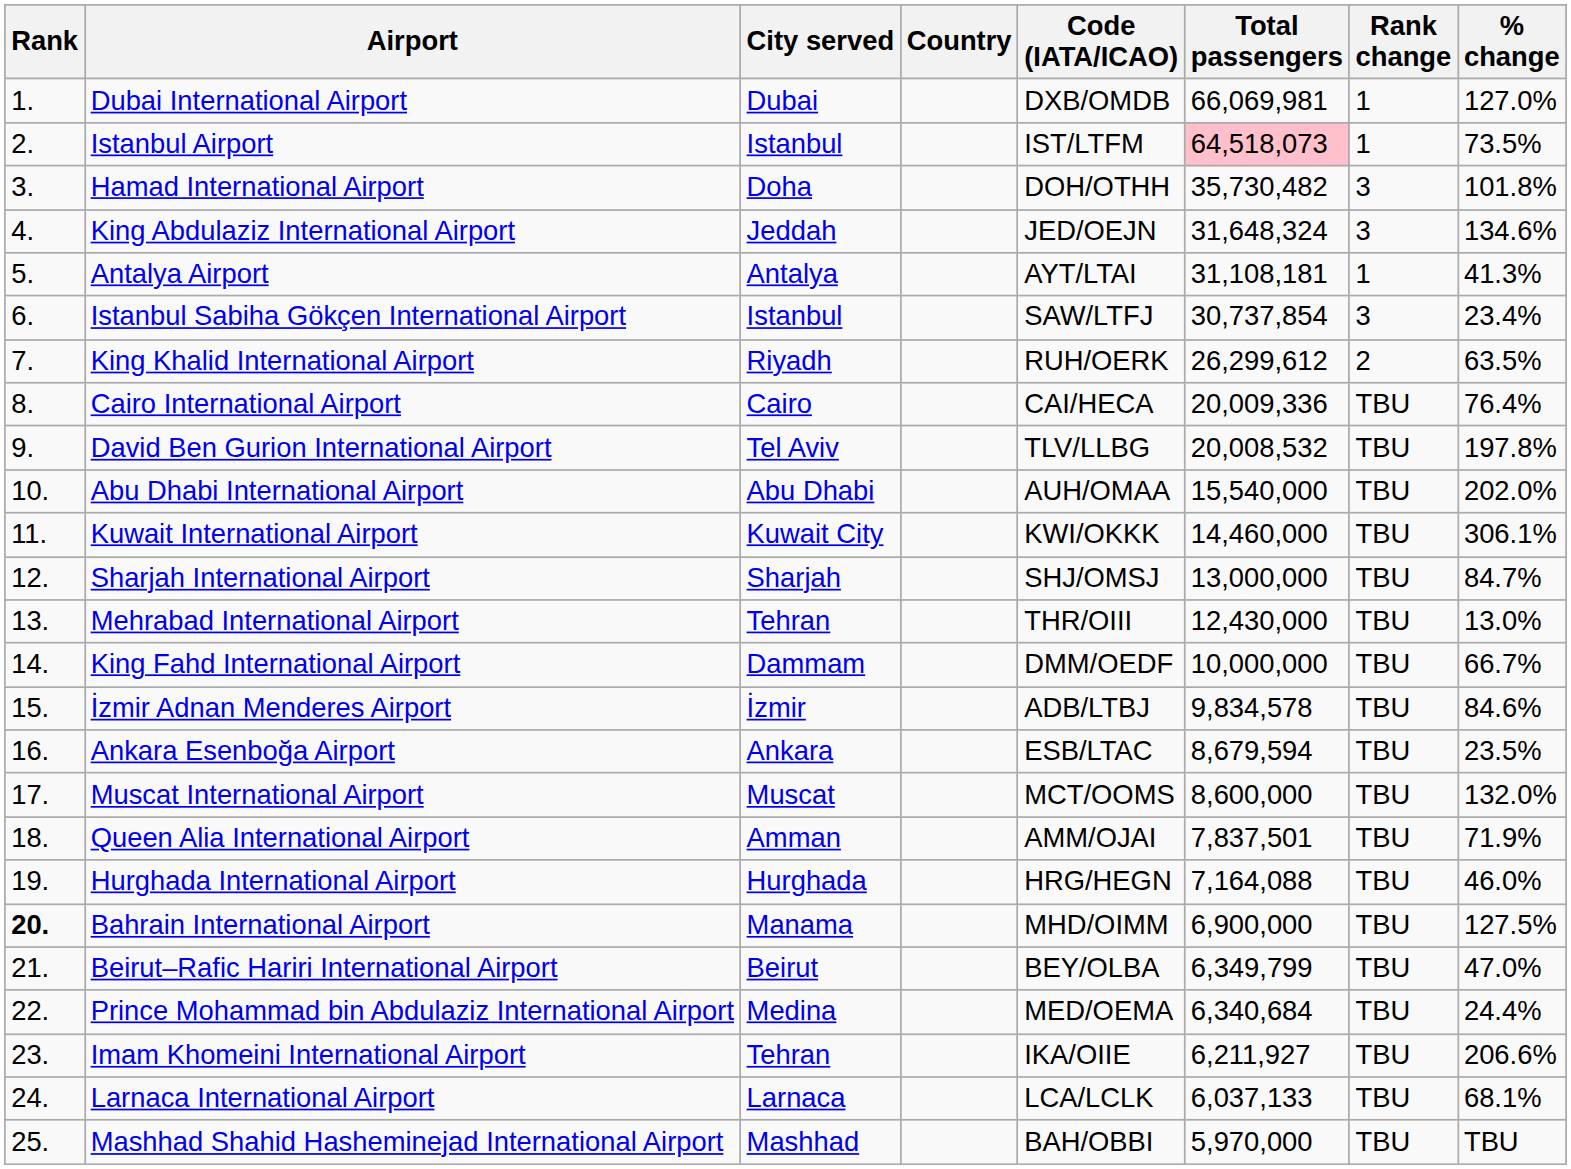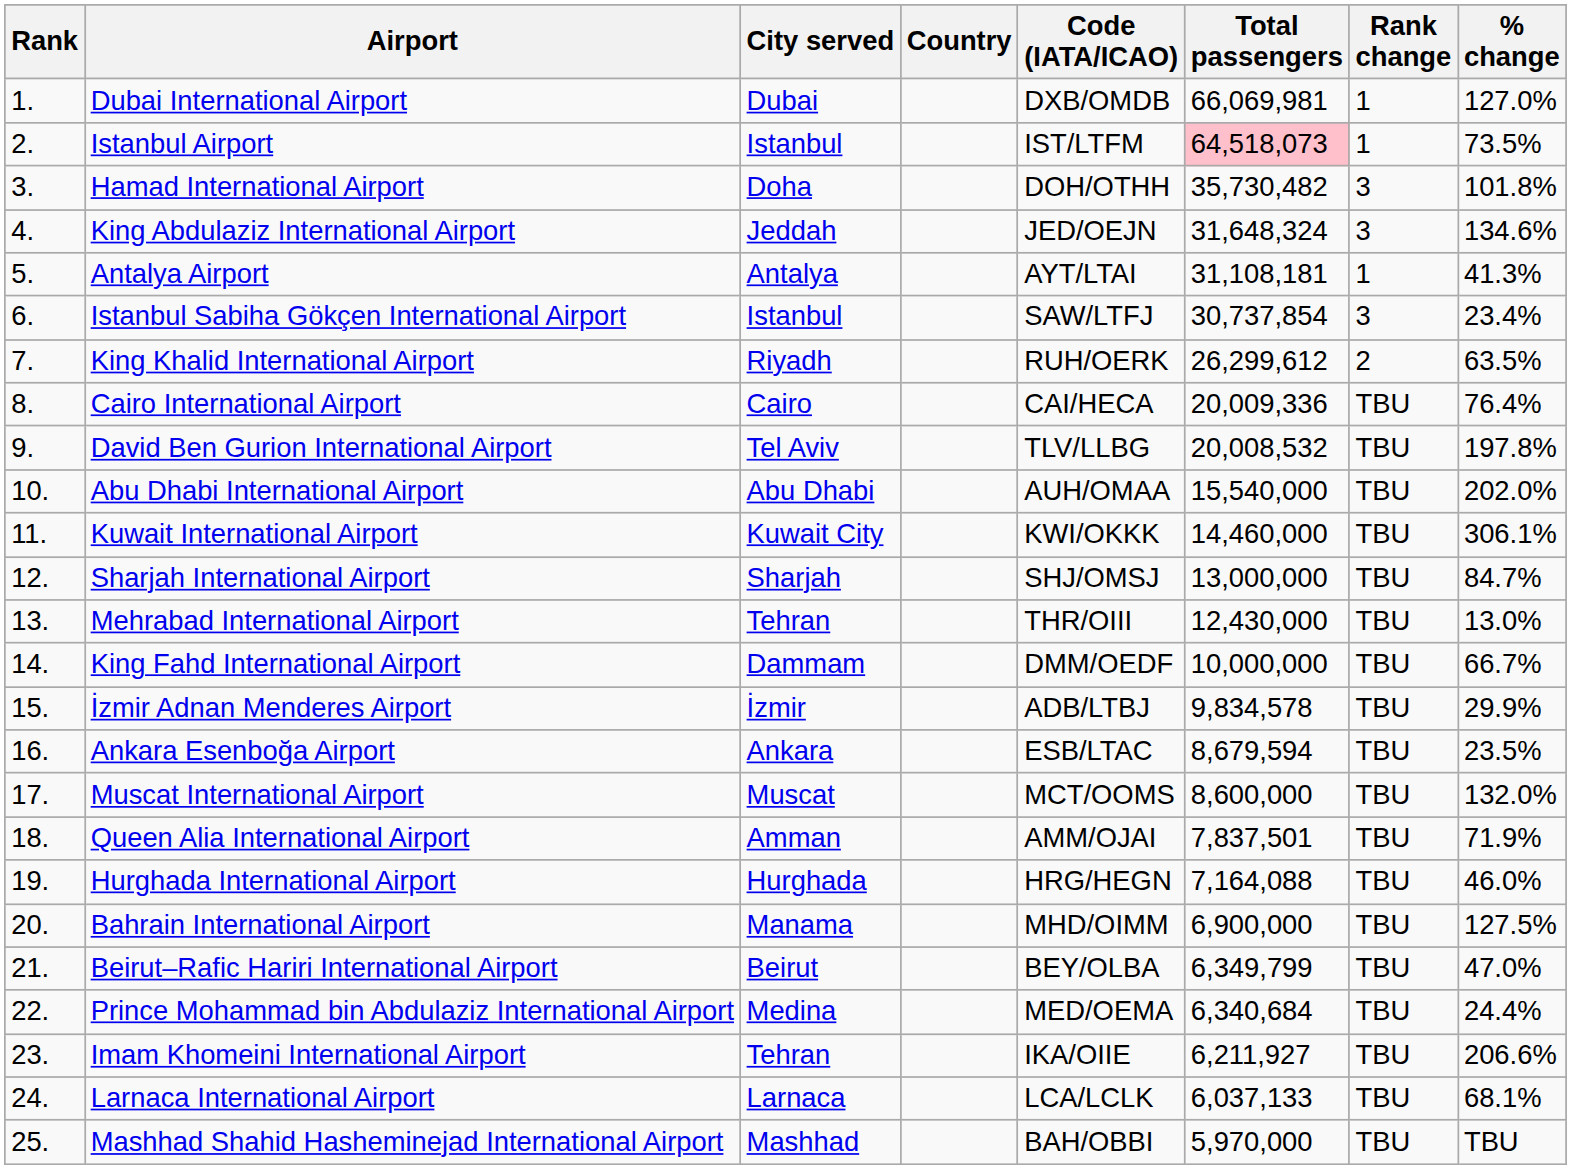(1503, 707) 84.6% -> (1503, 707) 29.9%
(30, 924) bold -> (30, 924) normal
